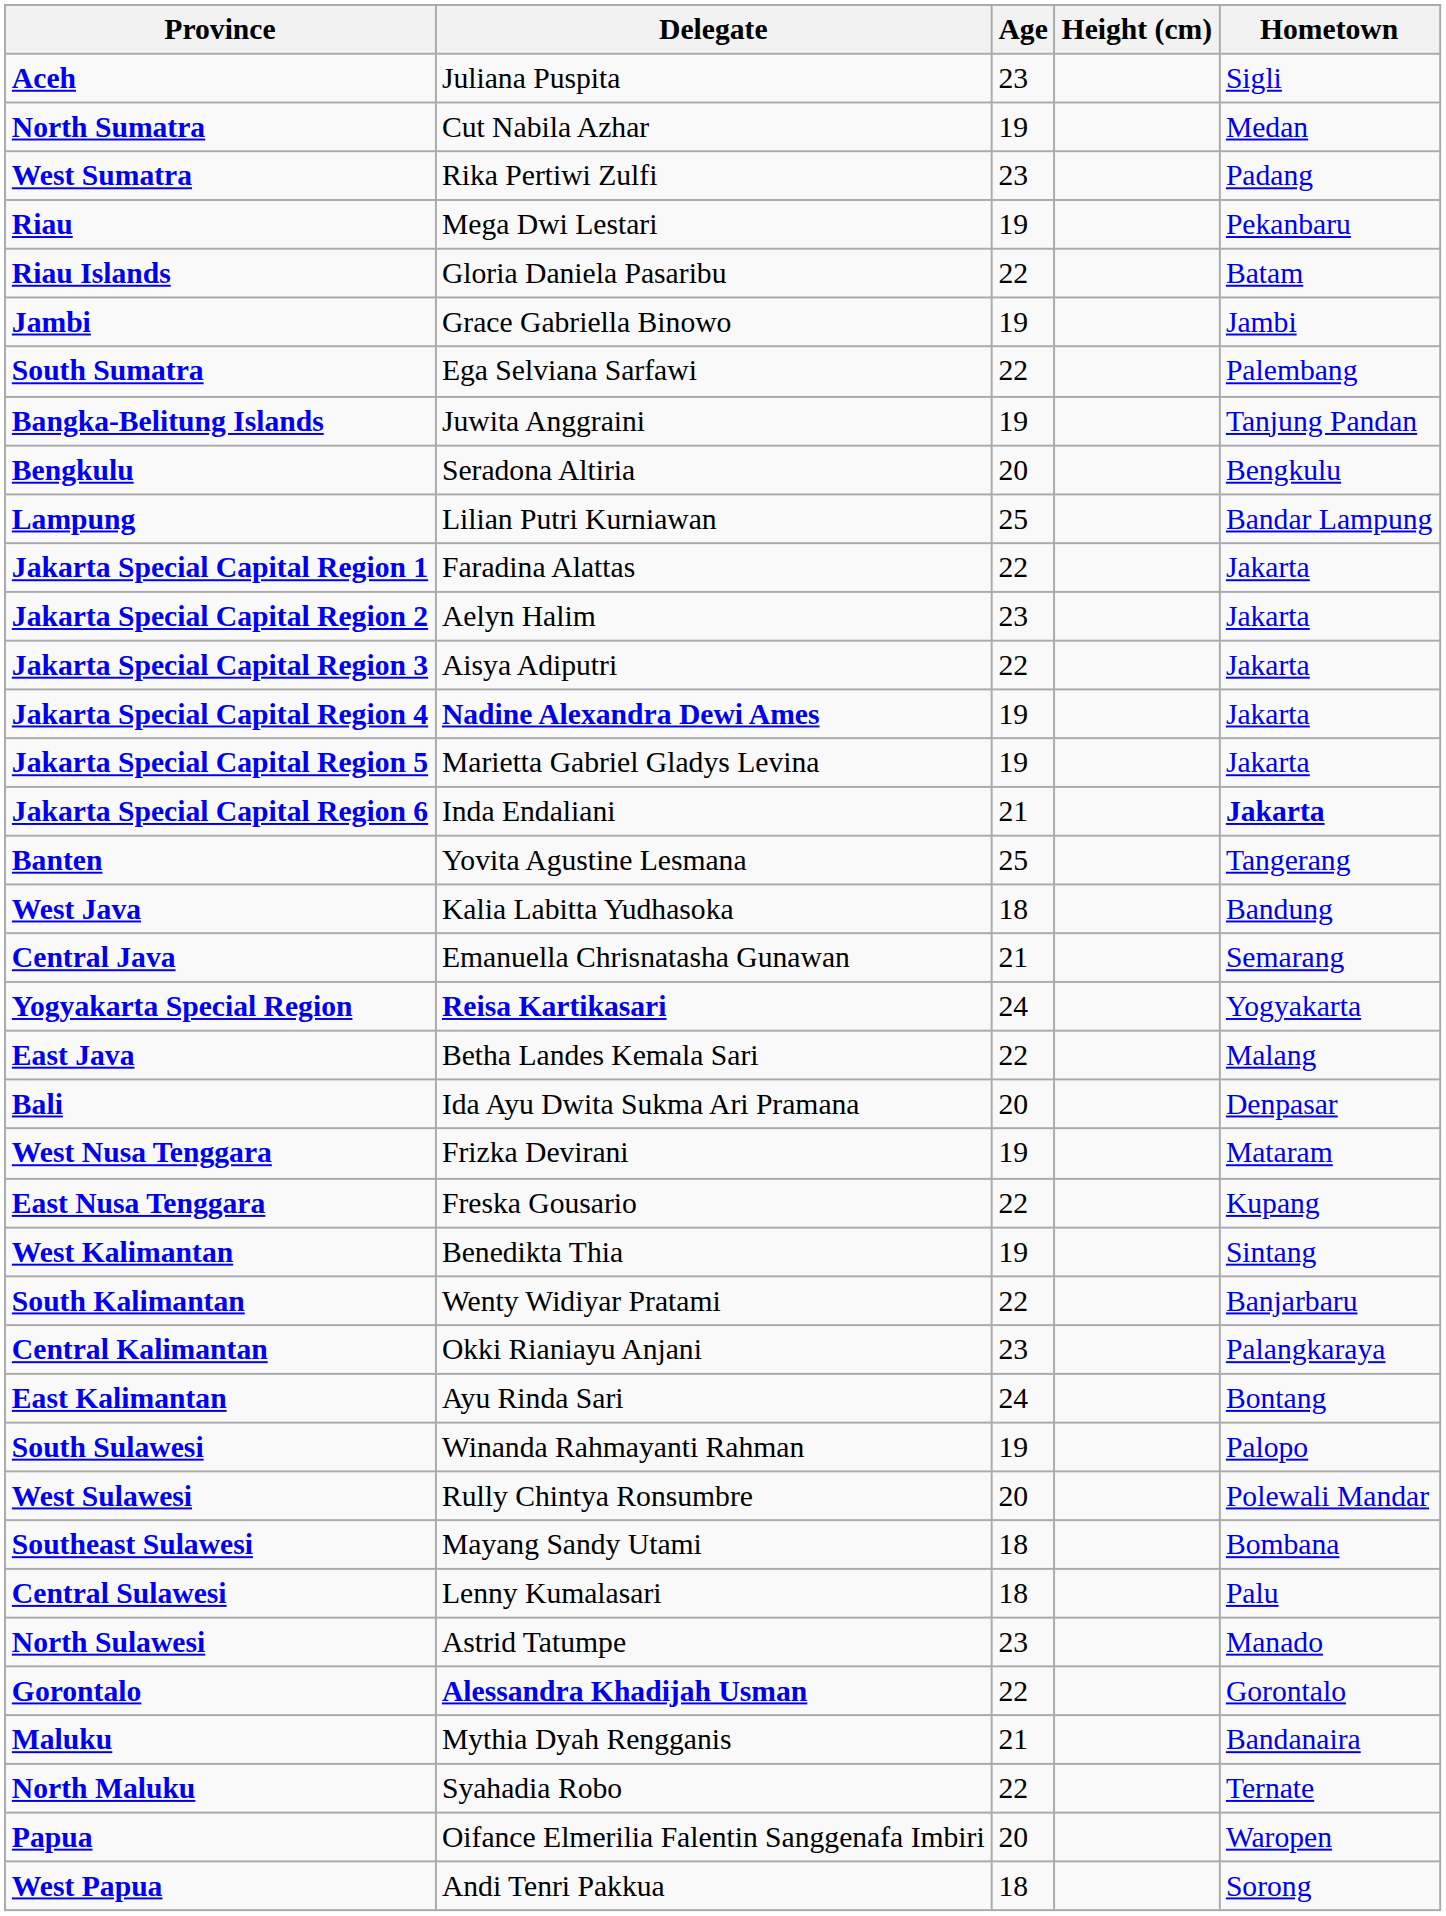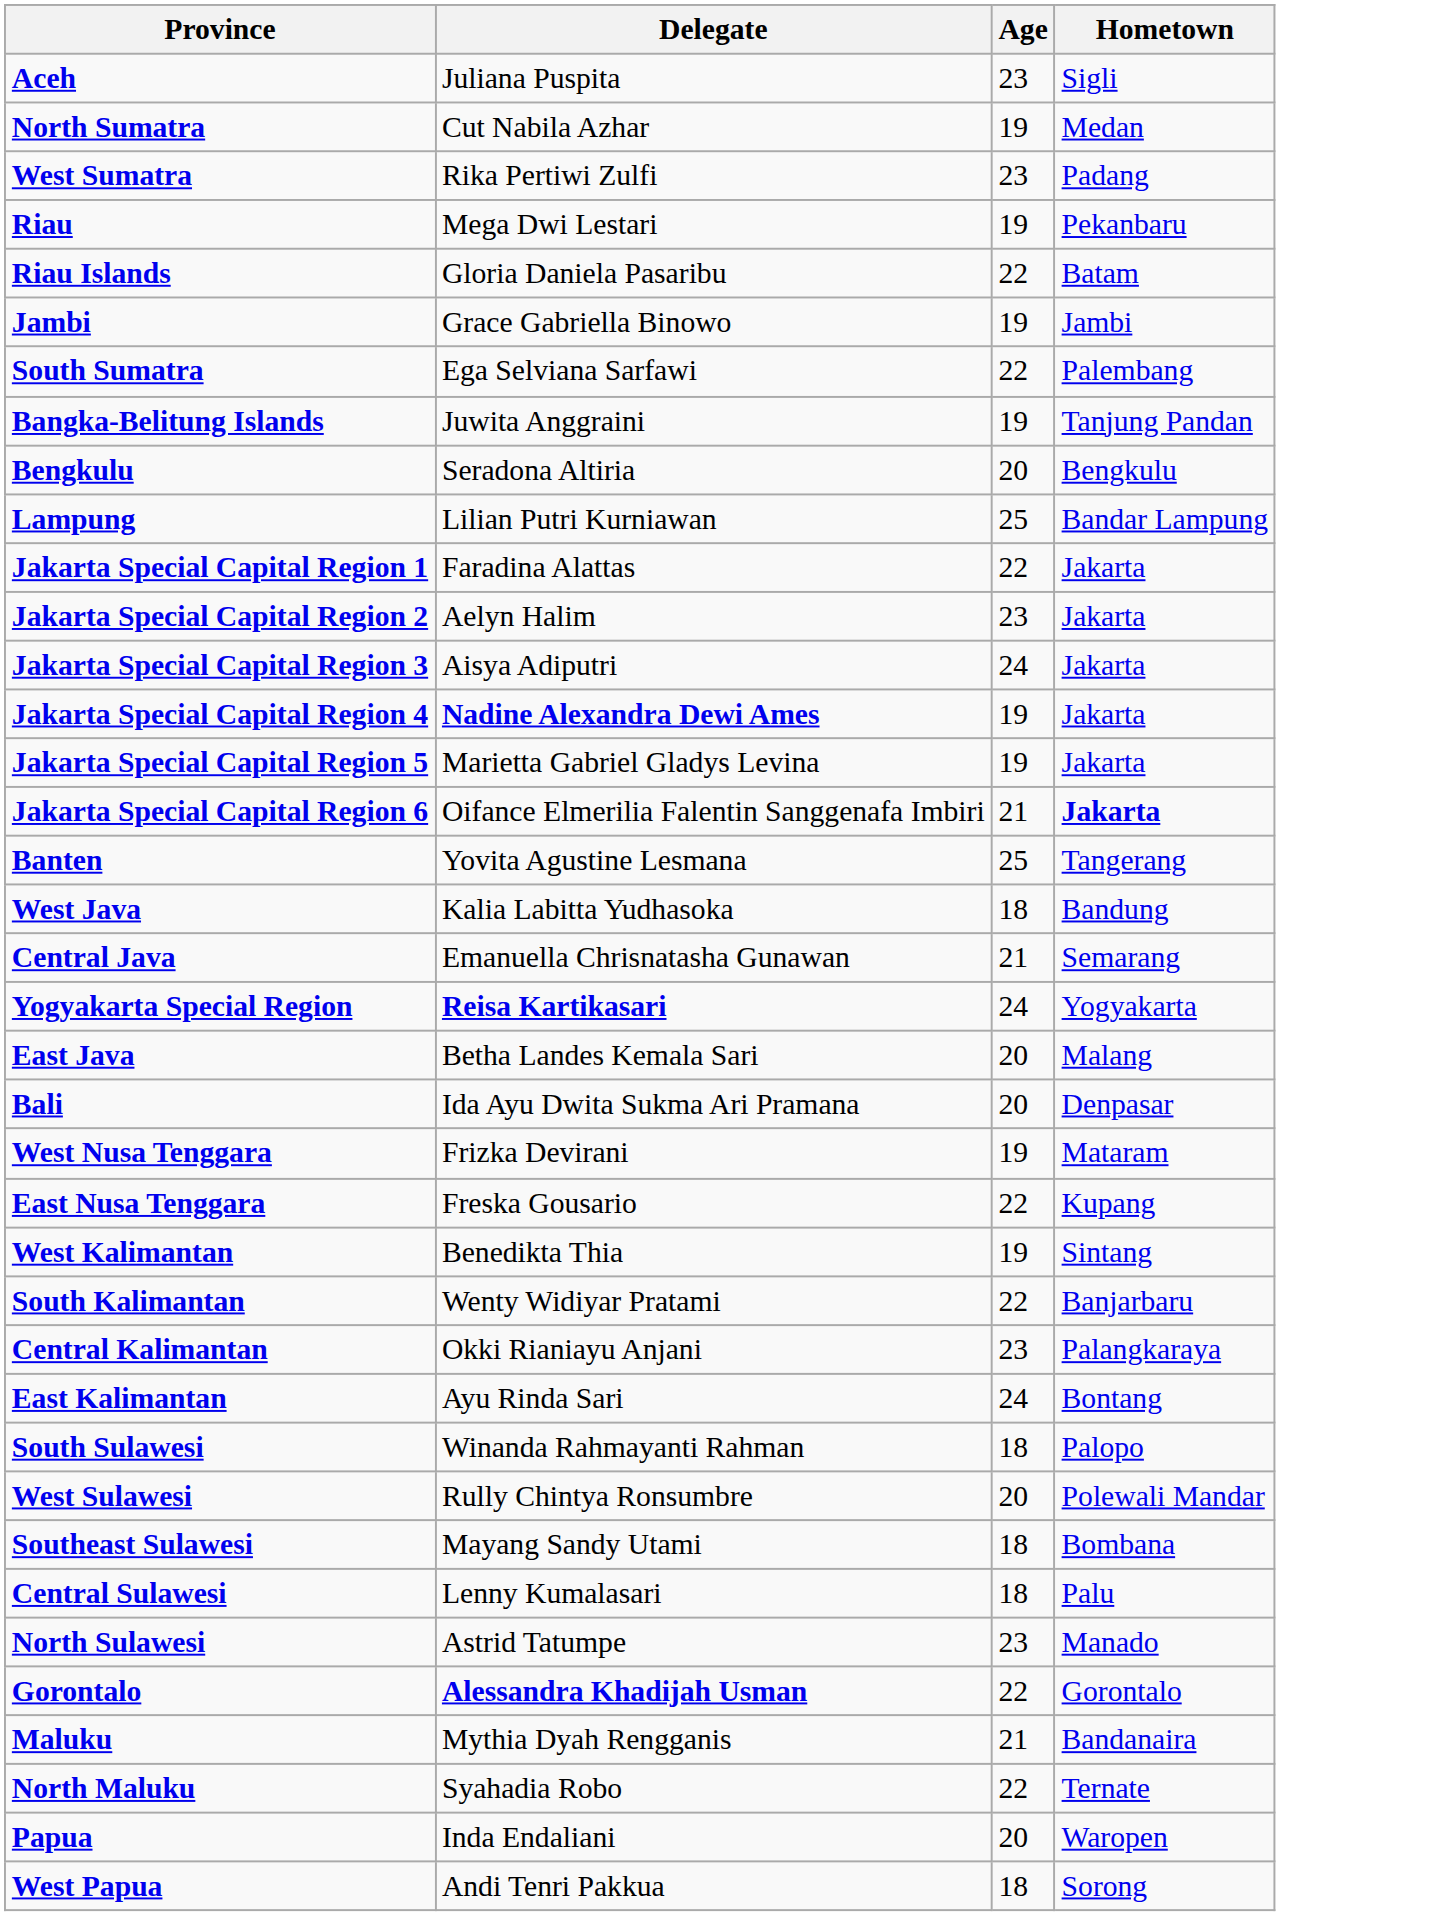- column: (1137, 29)
(1013, 664) 22 -> (1013, 664) 24
(529, 811) Inda Endaliani -> (713, 811) Oifance Elmerilia Falentin Sanggenafa Imbiri
(1013, 1055) 22 -> (1013, 1055) 20
(1013, 1446) 19 -> (1013, 1446) 18
(713, 1837) Oifance Elmerilia Falentin Sanggenafa Imbiri -> (529, 1837) Inda Endaliani
